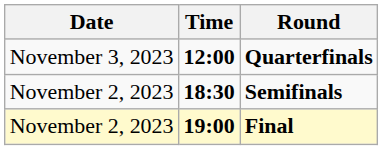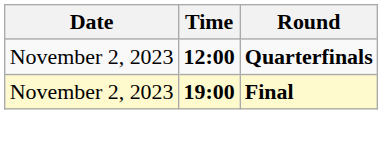(92, 56) November 3, 2023 -> (92, 56) November 2, 2023
- row: (294, 91)
